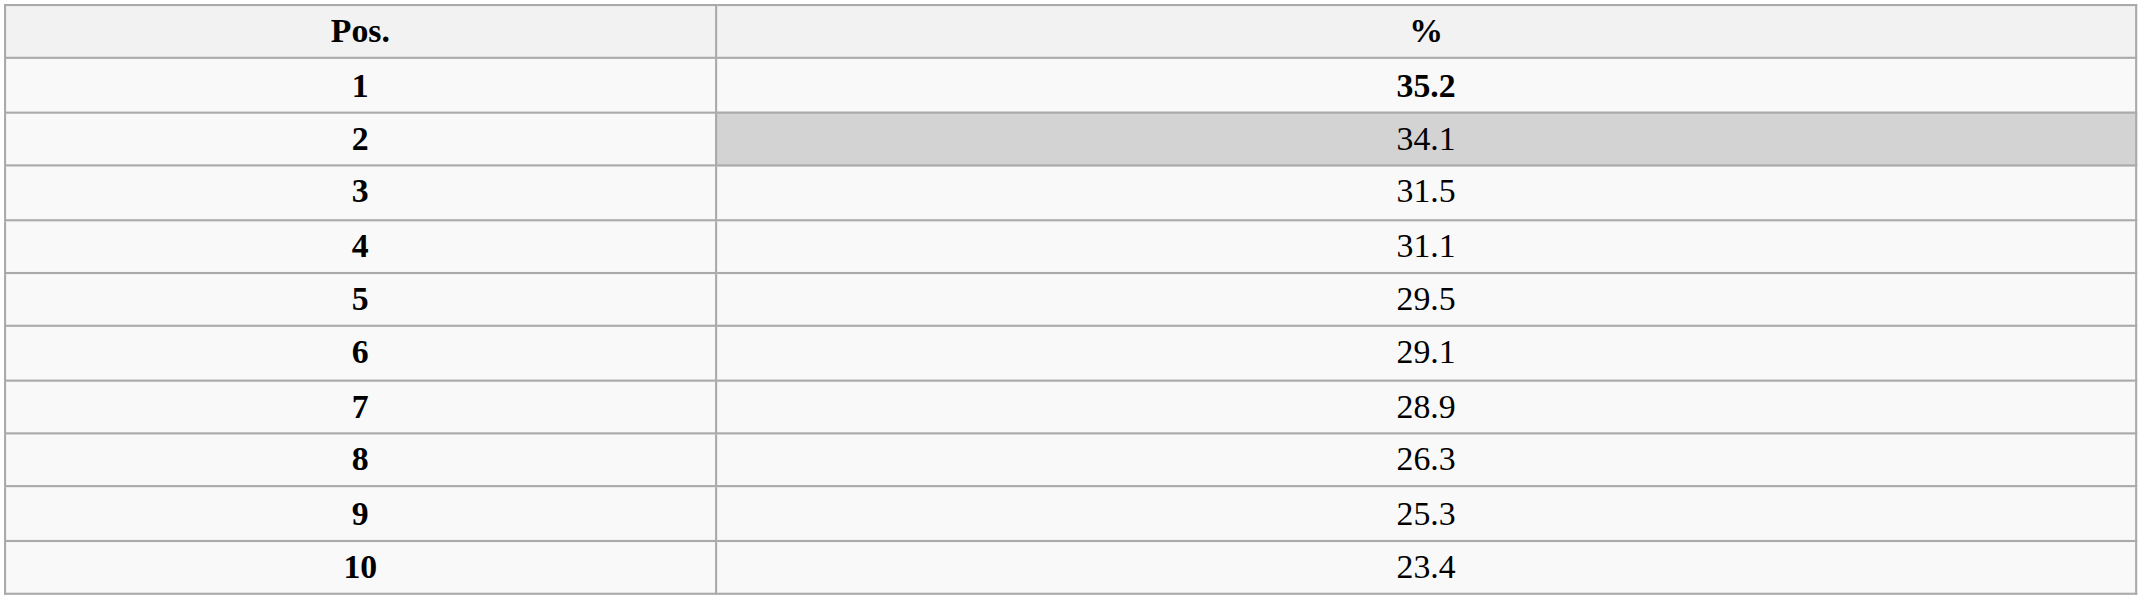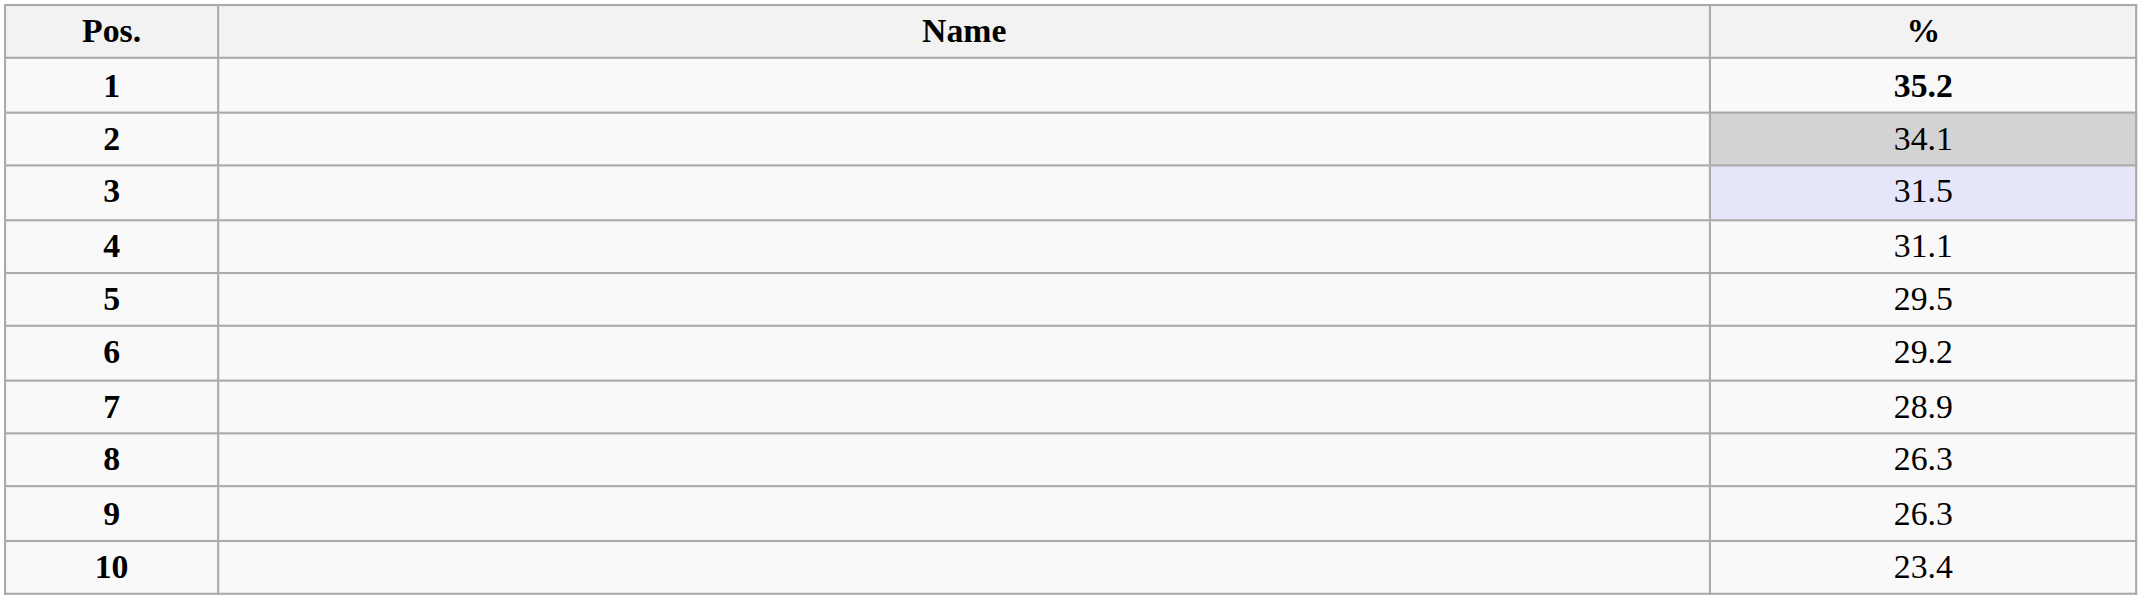+ column: (964, 31)
(1426, 191) no background -> (1923, 191) lavender background
(1426, 352) 29.1 -> (1923, 352) 29.2
(1426, 513) 25.3 -> (1923, 513) 26.3
